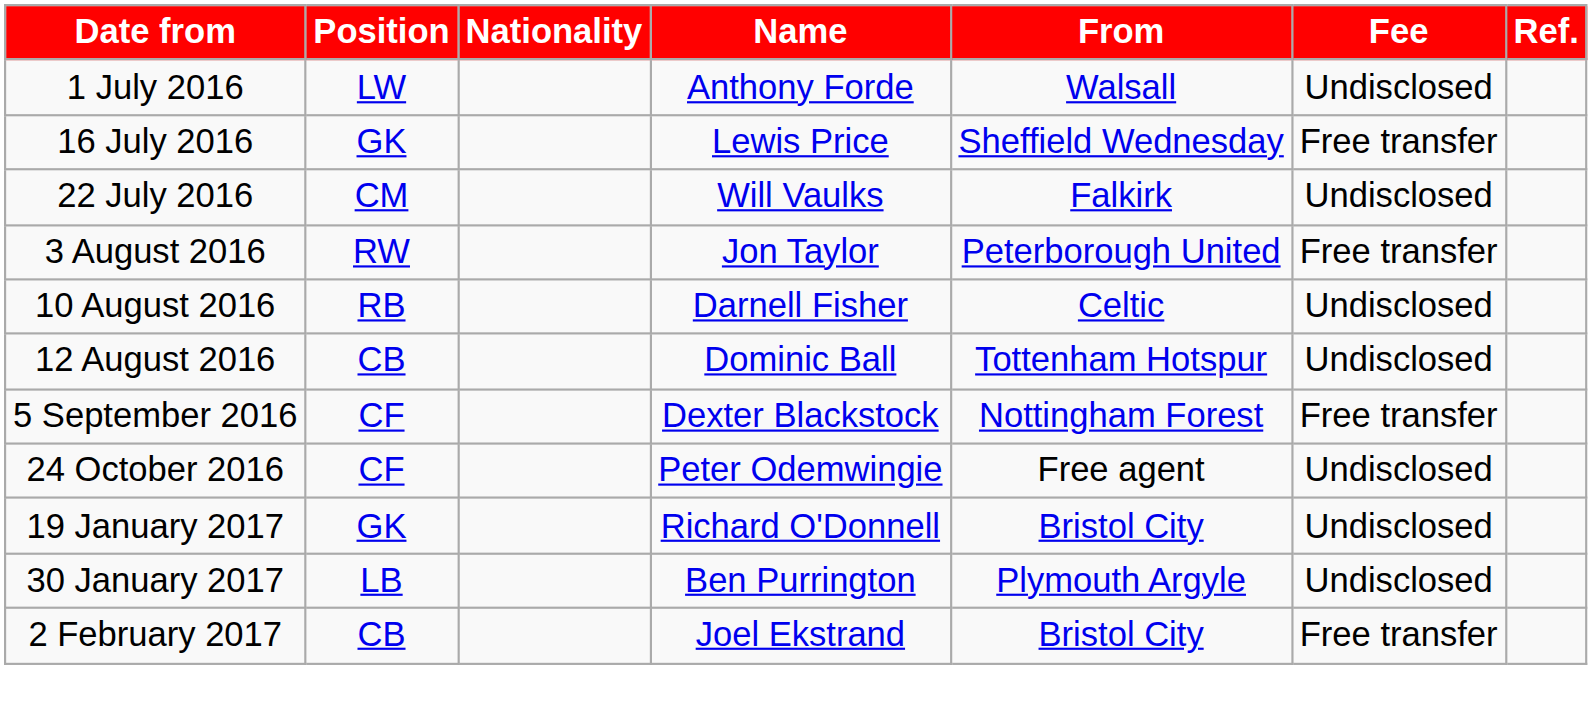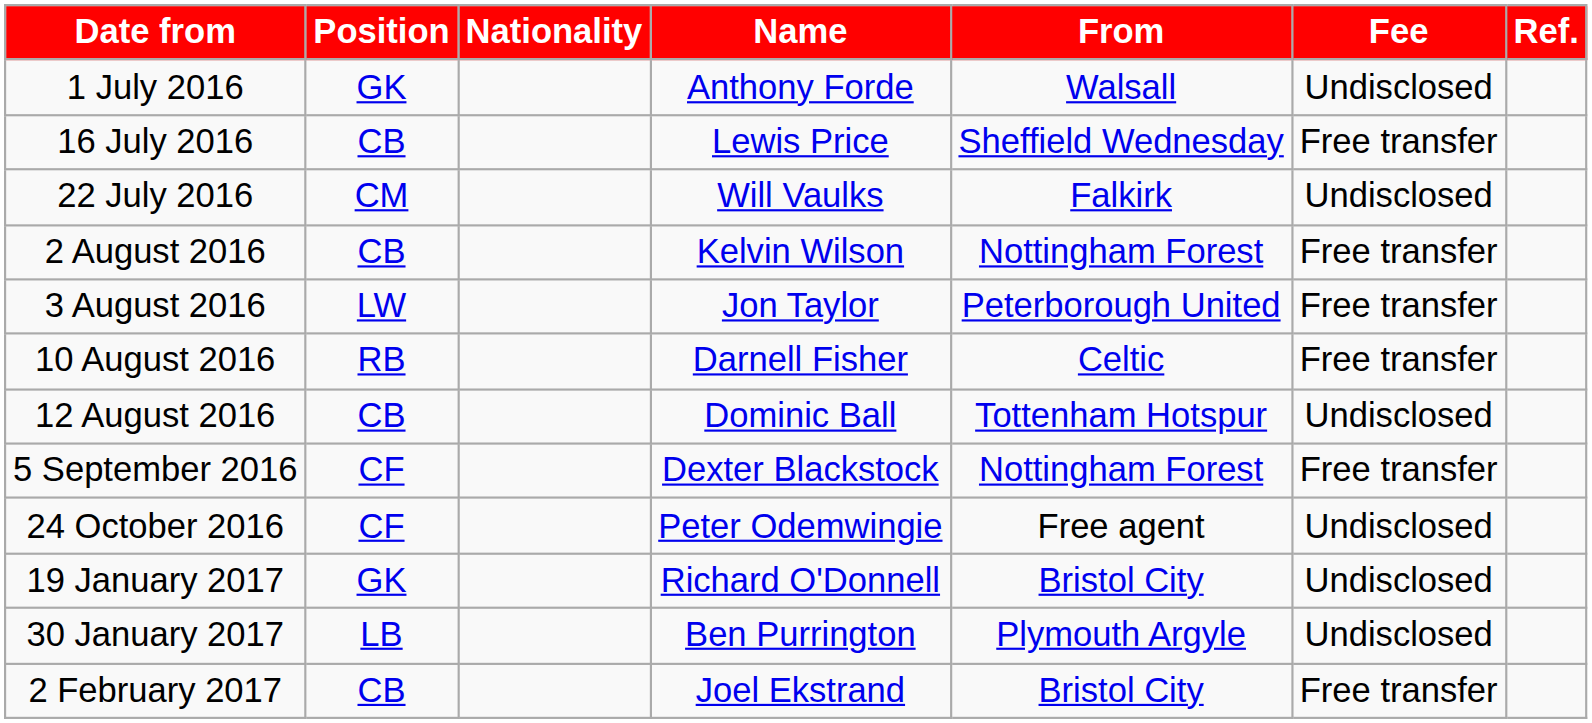(381, 86) LW -> (381, 86) GK
(381, 141) GK -> (382, 141) CB
+ row: (155, 251)
(381, 251) RW -> (381, 305) LW
(1399, 305) Undisclosed -> (1399, 360) Free transfer
